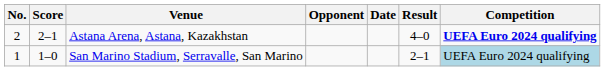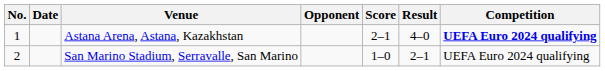columns swapped: (383, 14) <-> (48, 14)
(17, 35) 2 -> (17, 35) 1
(17, 55) 1 -> (17, 55) 2
(516, 55) lightblue background -> (516, 55) no background
